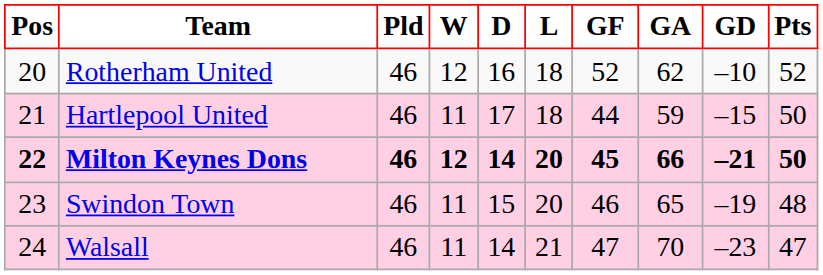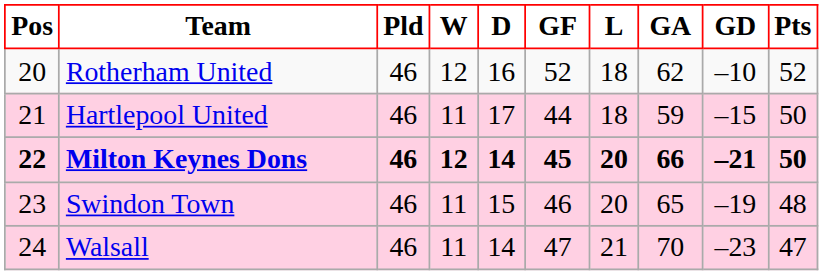columns swapped: (549, 26) <-> (605, 26)
